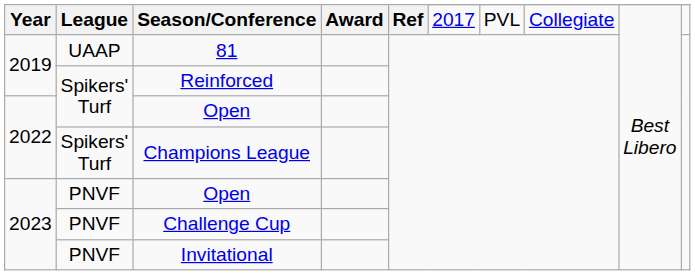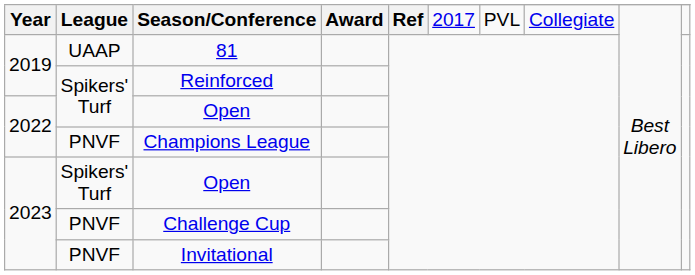(94, 152) Spikers' Turf -> (94, 141) PNVF
(94, 193) PNVF -> (94, 182) Spikers' Turf
